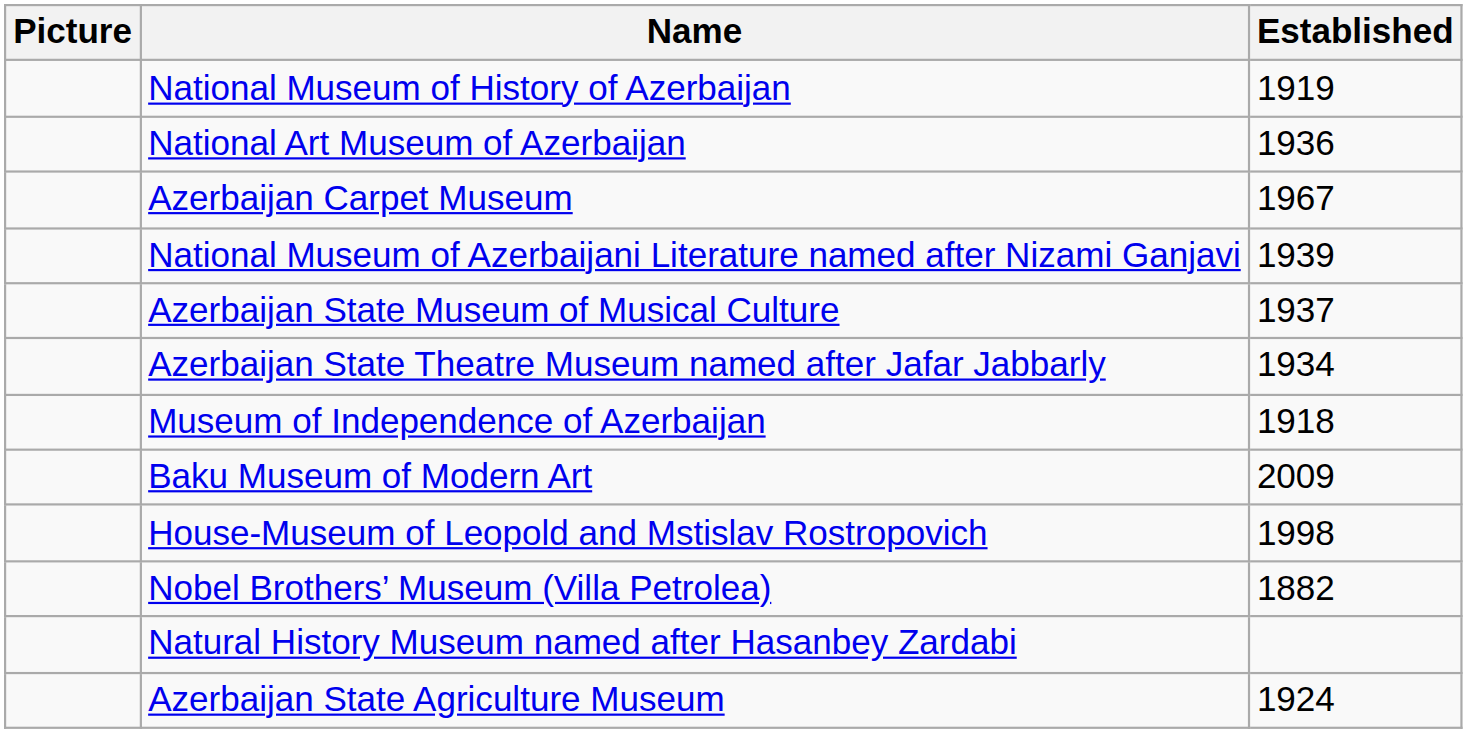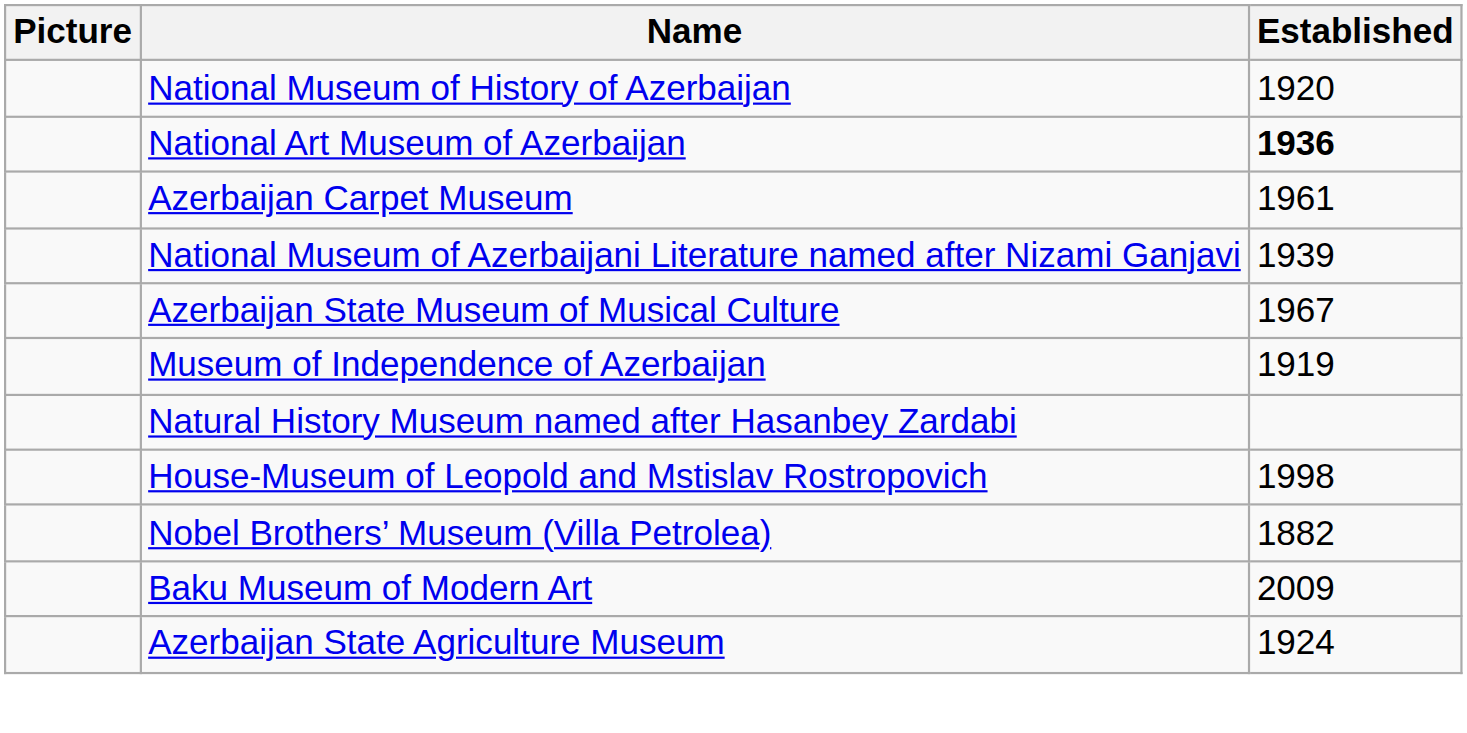(1296, 87) 1919 -> (1296, 87) 1920
(1296, 143) normal -> (1296, 143) bold
(1296, 198) 1967 -> (1296, 198) 1961
(1296, 310) 1937 -> (1296, 310) 1967
- row: (627, 365)
(1296, 421) 1918 -> (1296, 365) 1919
rows swapped: (370, 476) <-> (582, 643)
